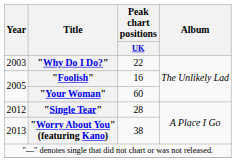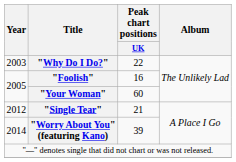(138, 109) 28 -> (138, 109) 21
(16, 130) 2013 -> (16, 130) 2014
(138, 130) 38 -> (138, 130) 39
